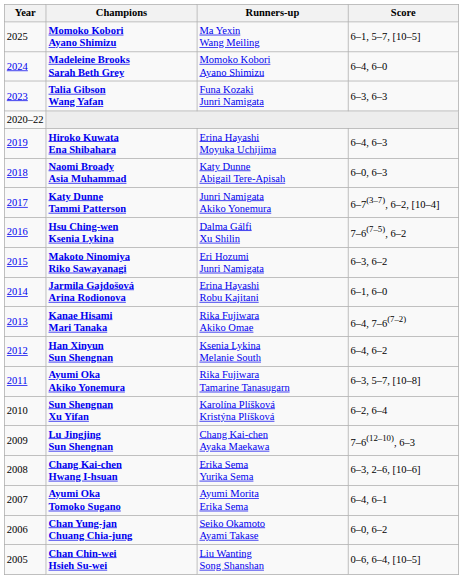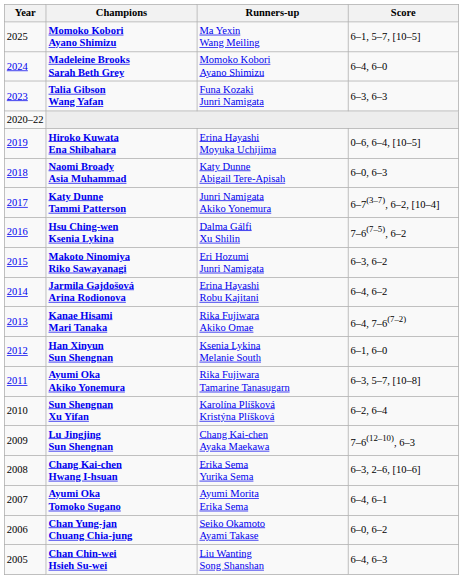(369, 143) 6–4, 6–3 -> (385, 143) 0–6, 6–4, [10–5]
(369, 292) 6–1, 6–0 -> (369, 292) 6–4, 6–2
(369, 351) 6–4, 6–2 -> (369, 351) 6–1, 6–0
(385, 560) 0–6, 6–4, [10–5] -> (369, 560) 6–4, 6–3
